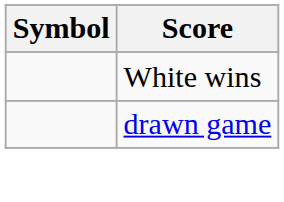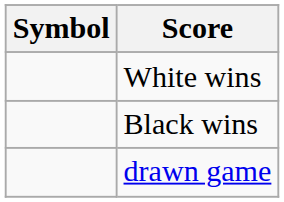+ row: (191, 123)
